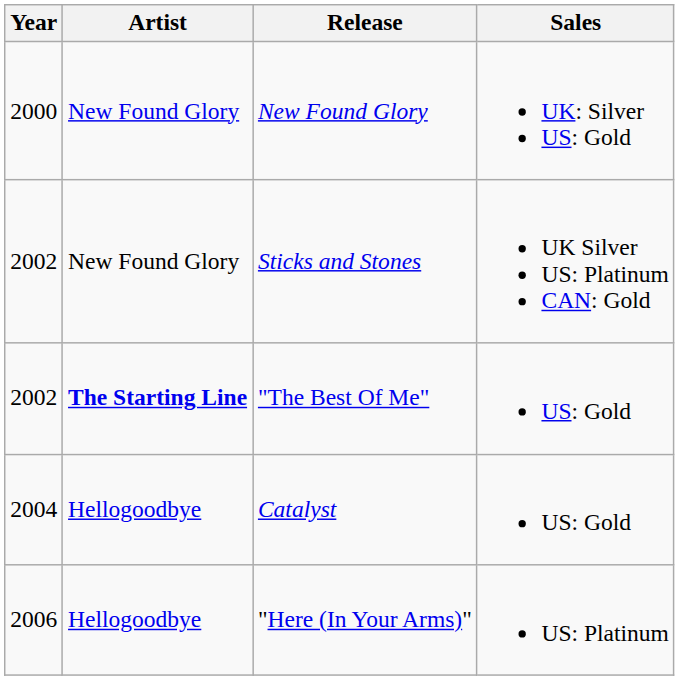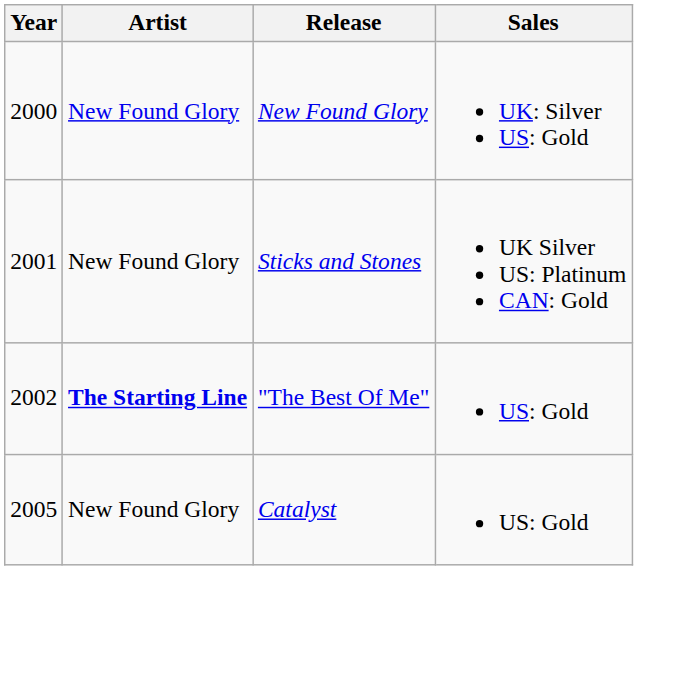(34, 260) 2002 -> (34, 260) 2001
(34, 508) 2004 -> (34, 508) 2005
(135, 508) Hellogoodbye -> (154, 508) New Found Glory
- row: (365, 619)
